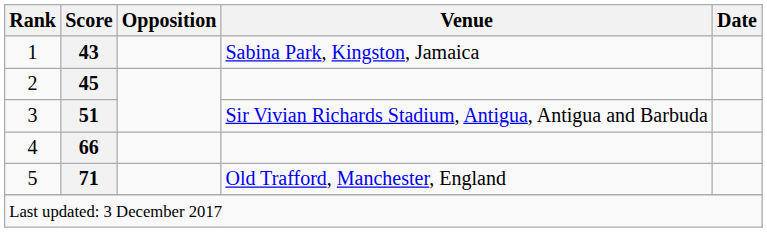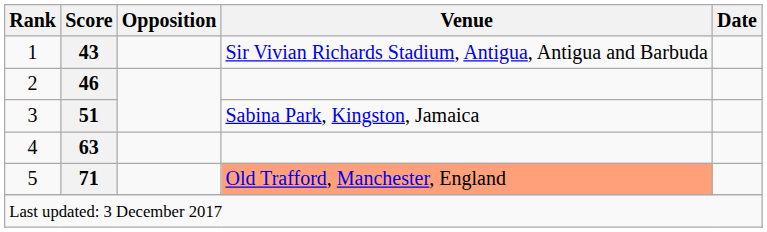(352, 52) Sabina Park, Kingston, Jamaica -> (467, 52) Sir Vivian Richards Stadium, Antigua, Antigua and Barbuda
(89, 83) 45 -> (89, 83) 46
(467, 115) Sir Vivian Richards Stadium, Antigua, Antigua and Barbuda -> (352, 115) Sabina Park, Kingston, Jamaica
(89, 147) 66 -> (89, 147) 63
(366, 178) no background -> (366, 178) lightsalmon background
